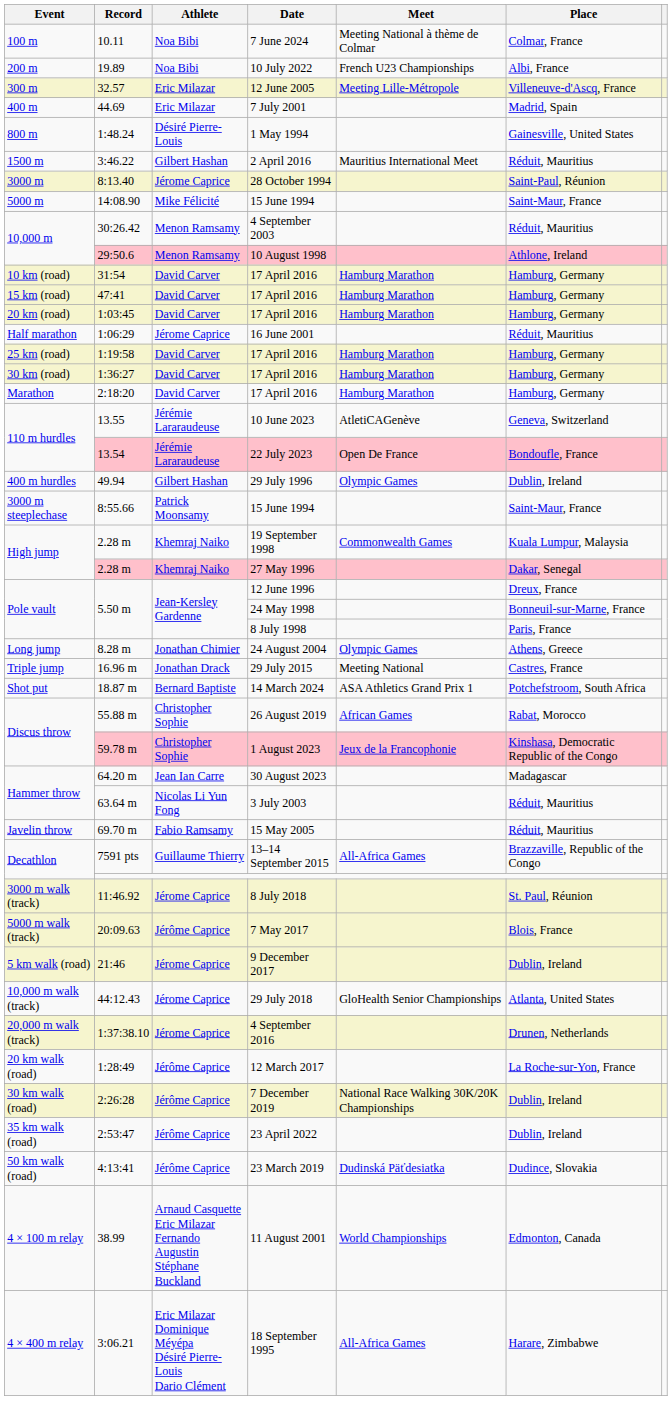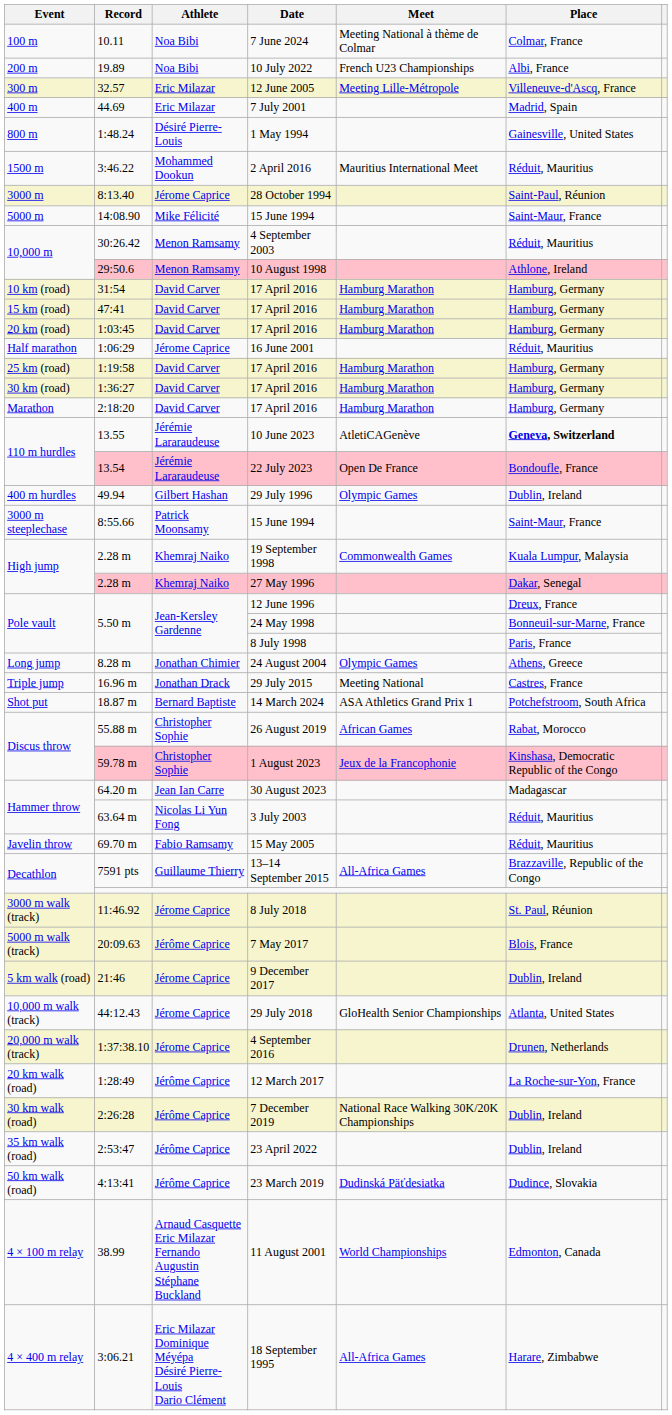(191, 161) Gilbert Hashan -> (184, 168) Mohammed Dookun
(558, 420) normal -> (561, 434) bold
